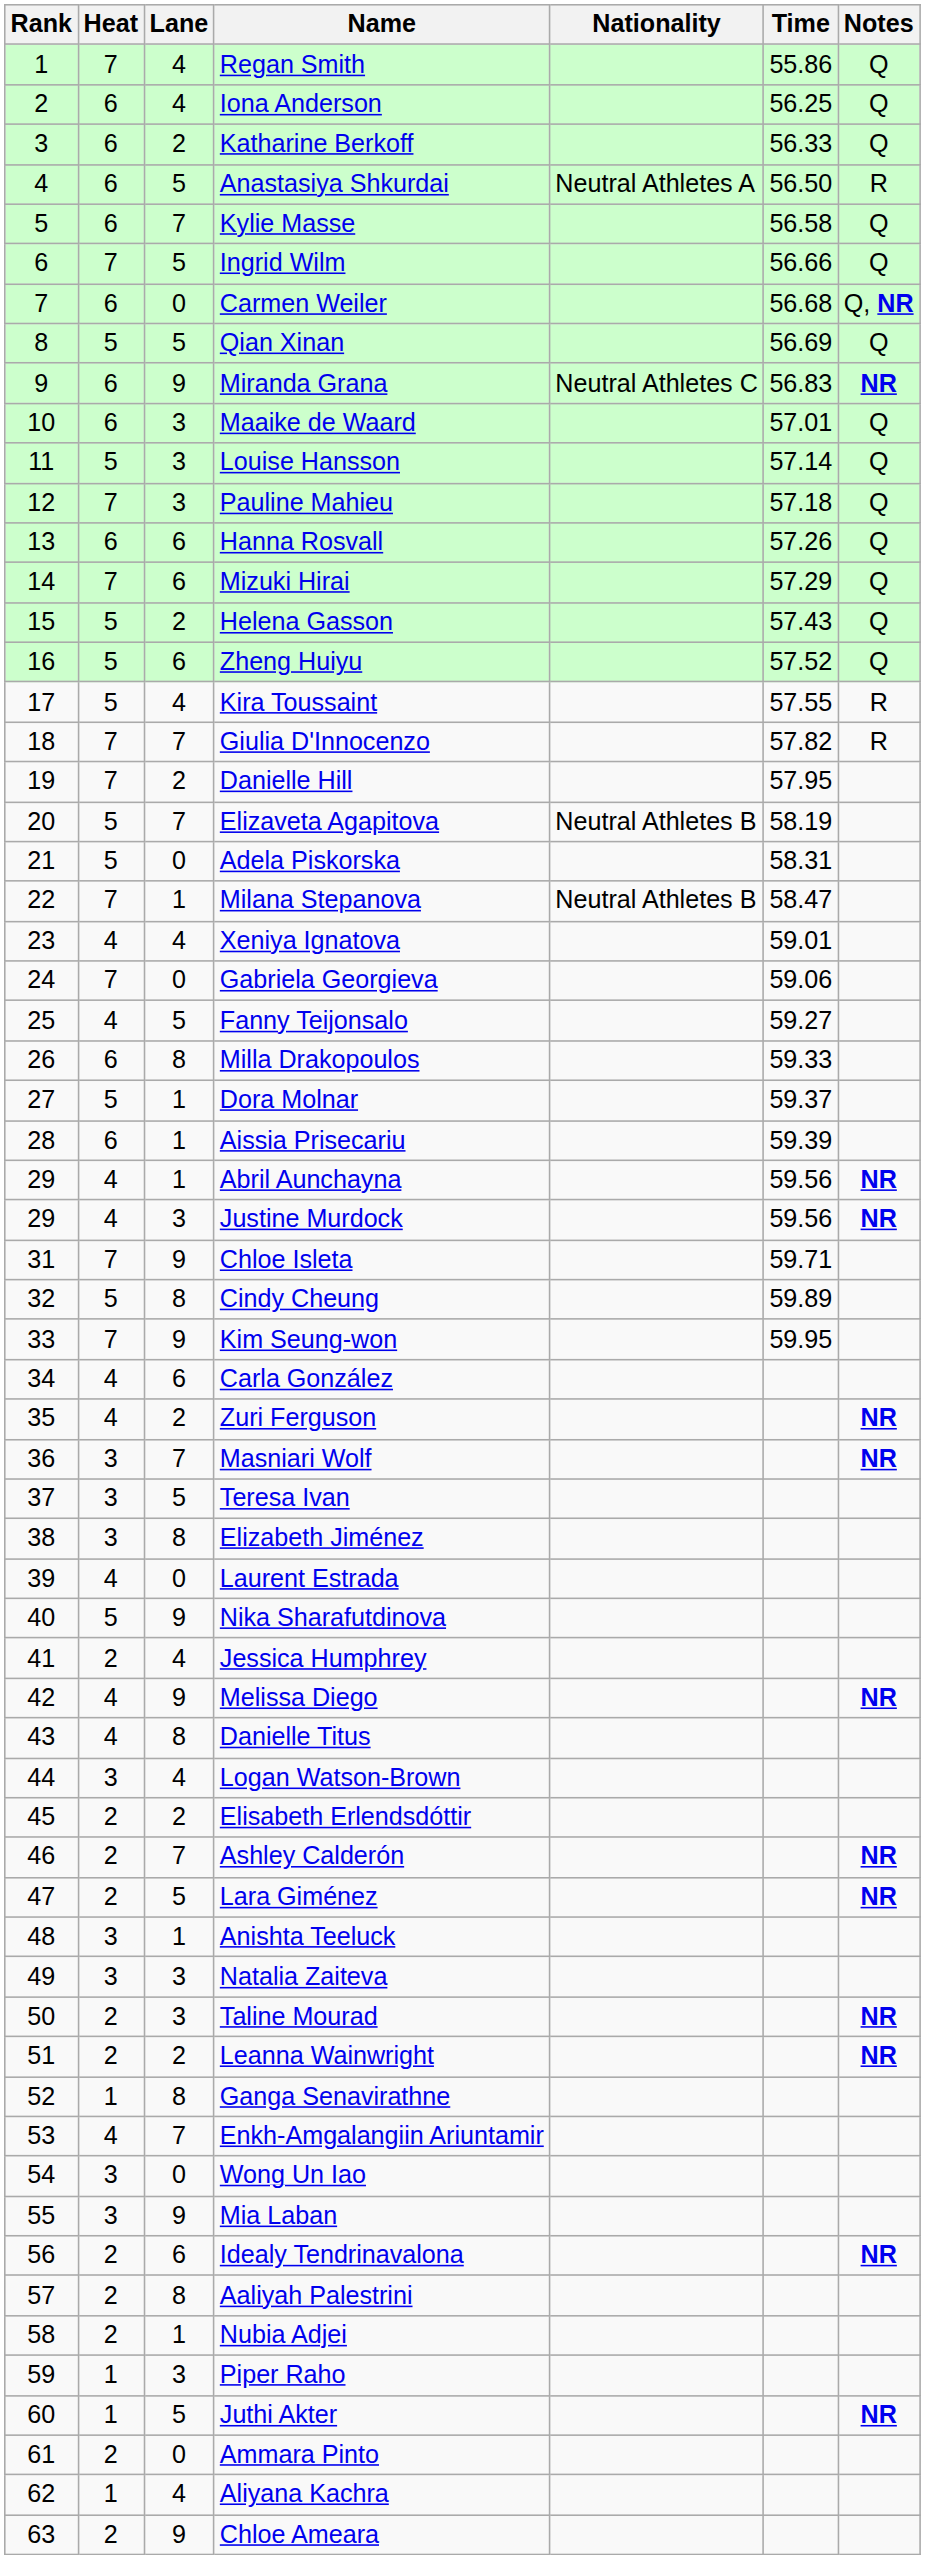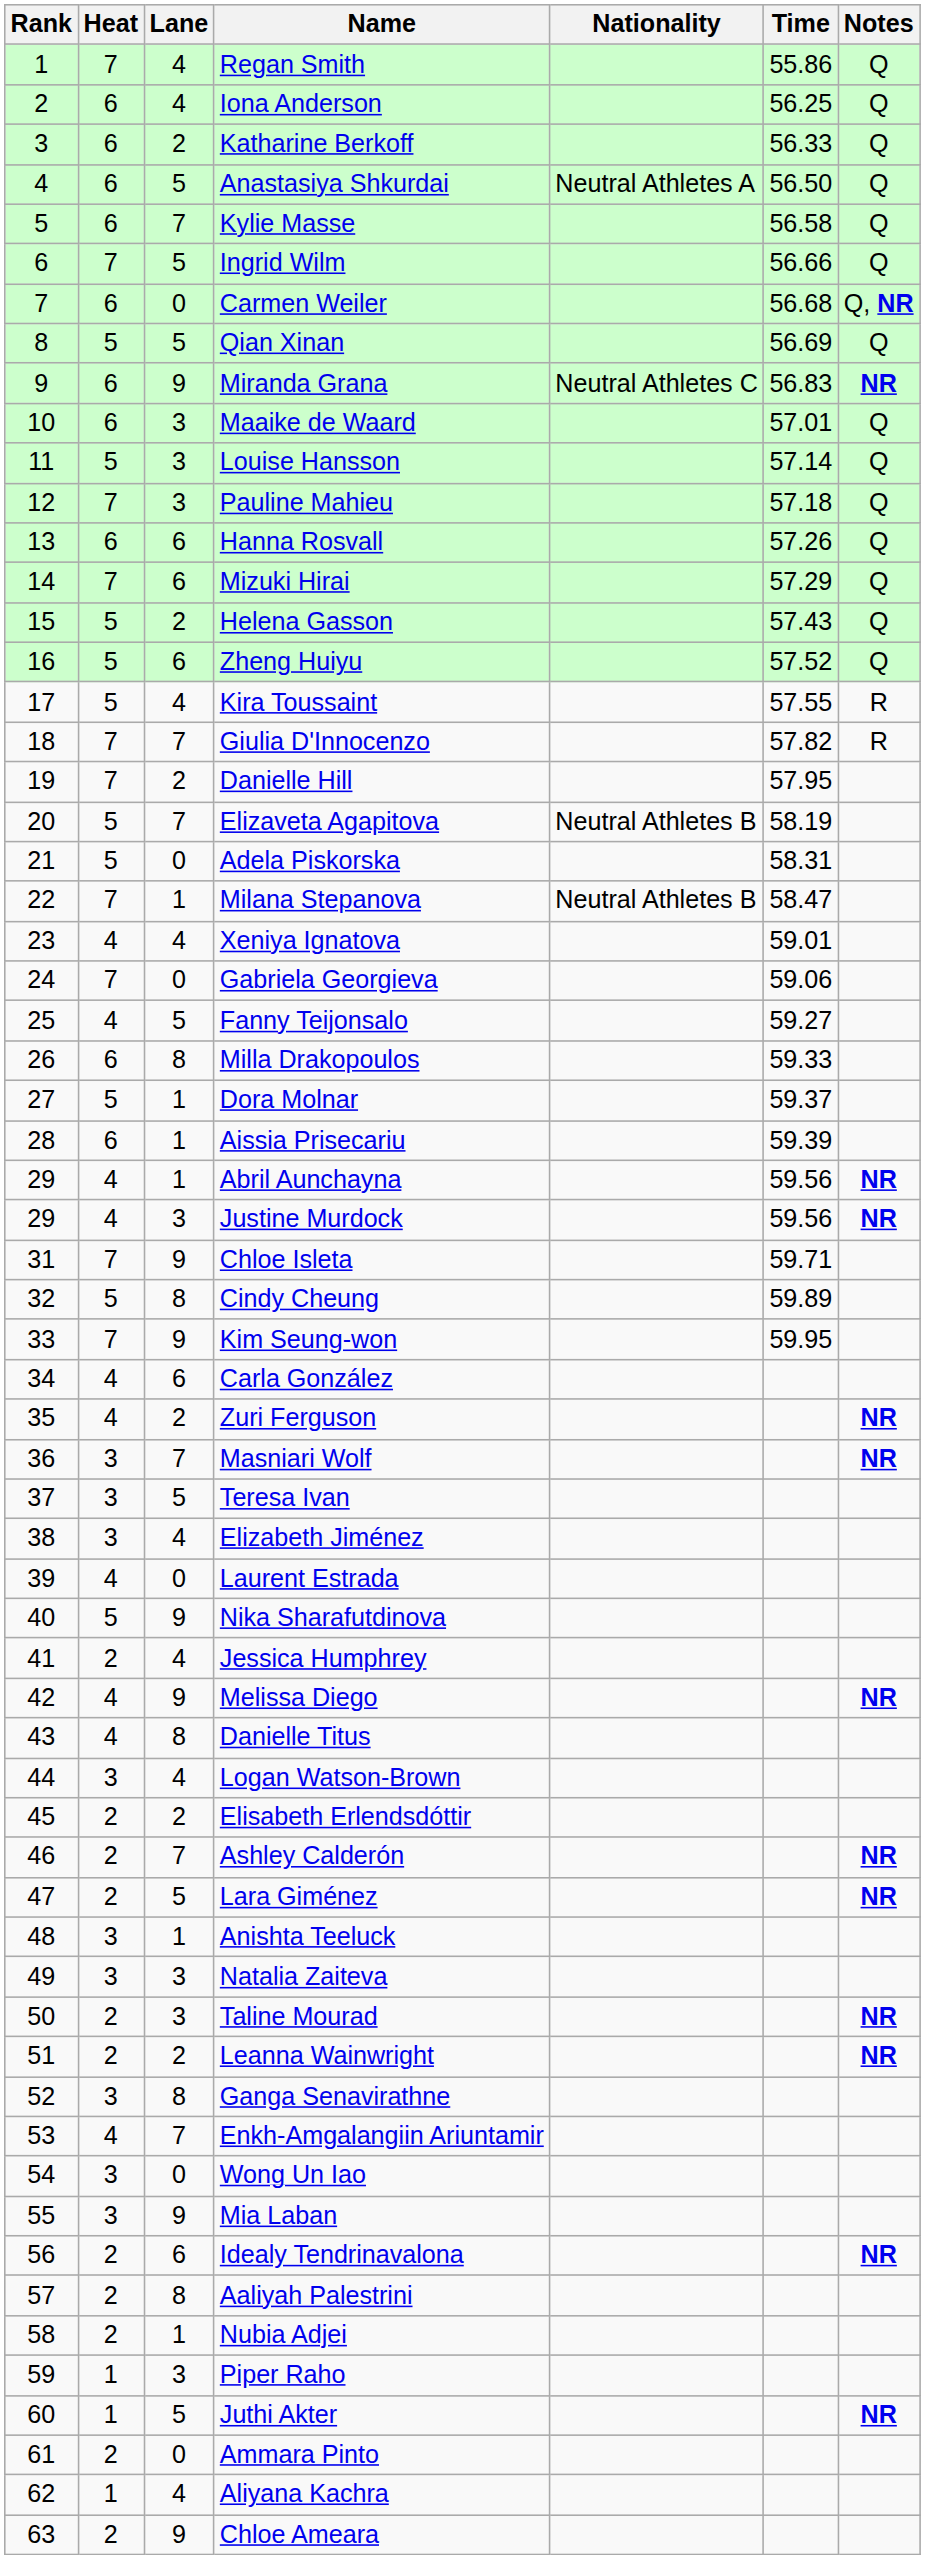(879, 183) R -> (879, 183) Q
(179, 1538) 8 -> (179, 1538) 4
(111, 2096) 1 -> (111, 2096) 3
